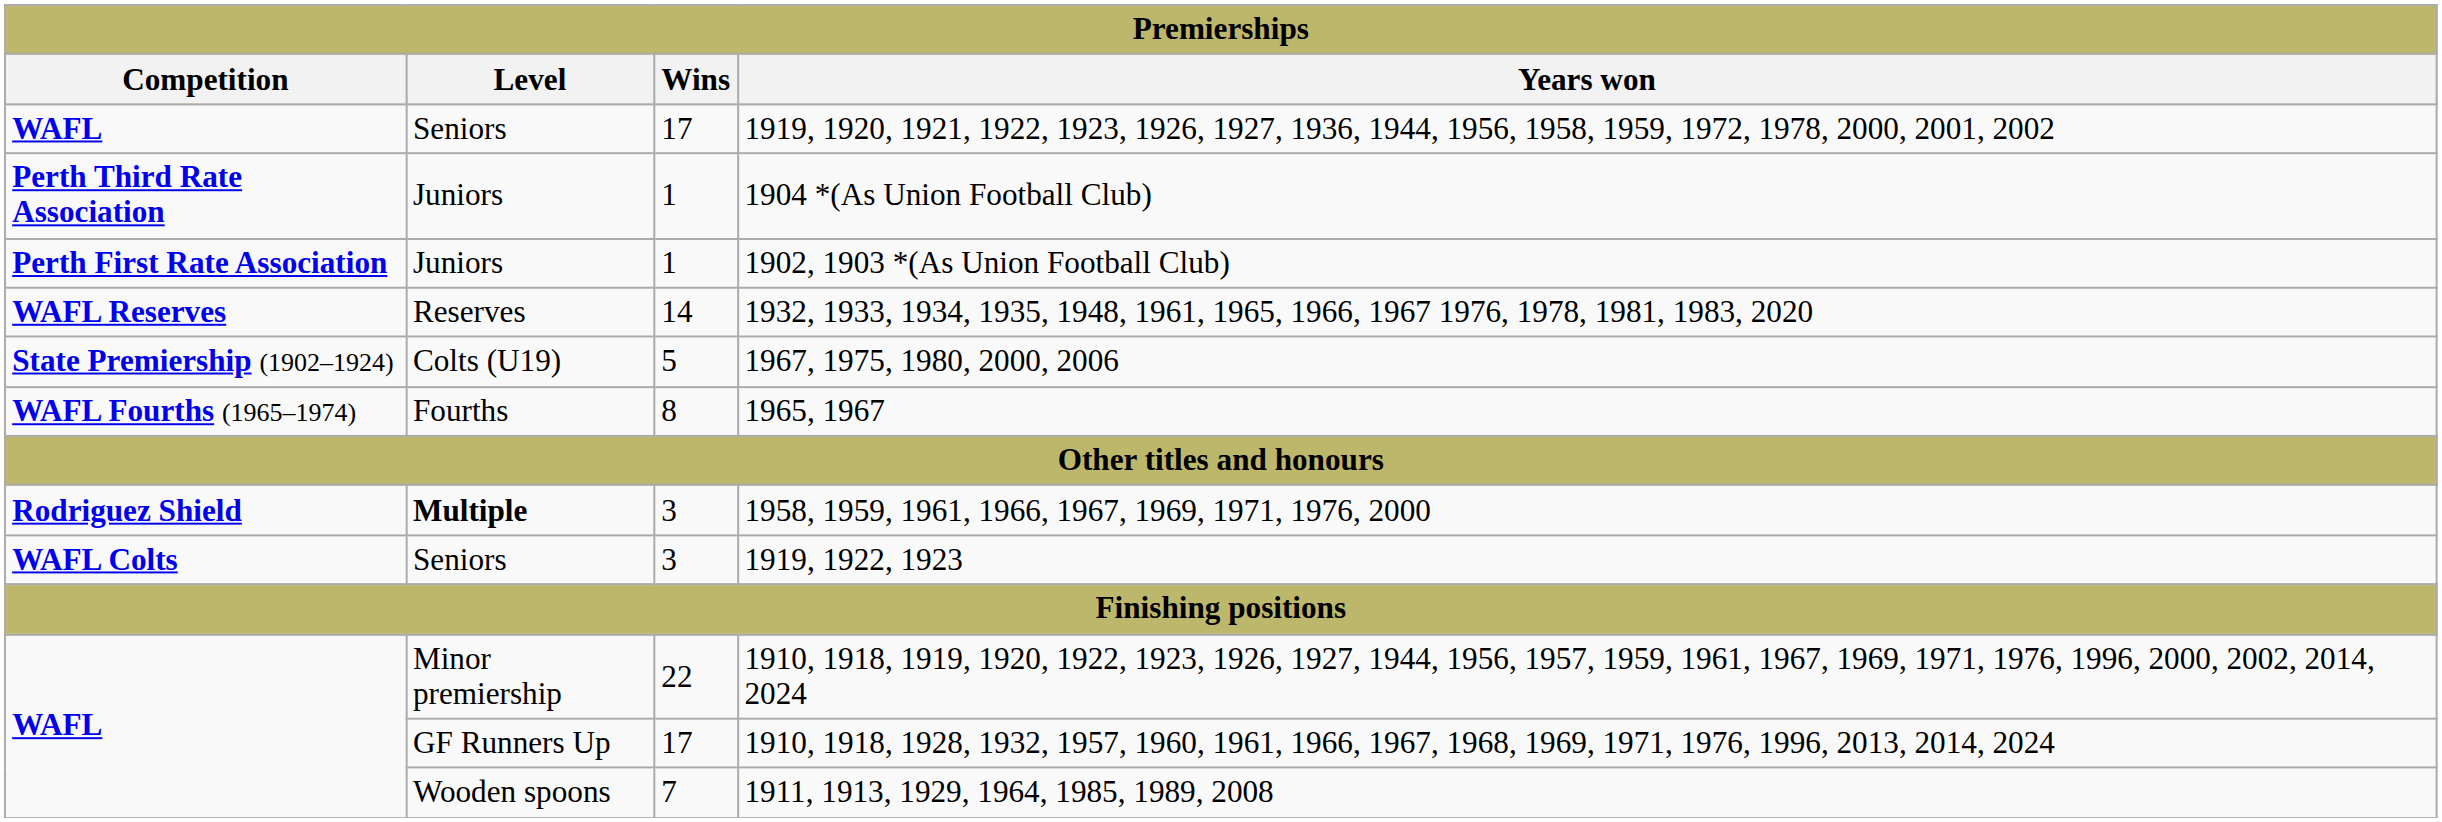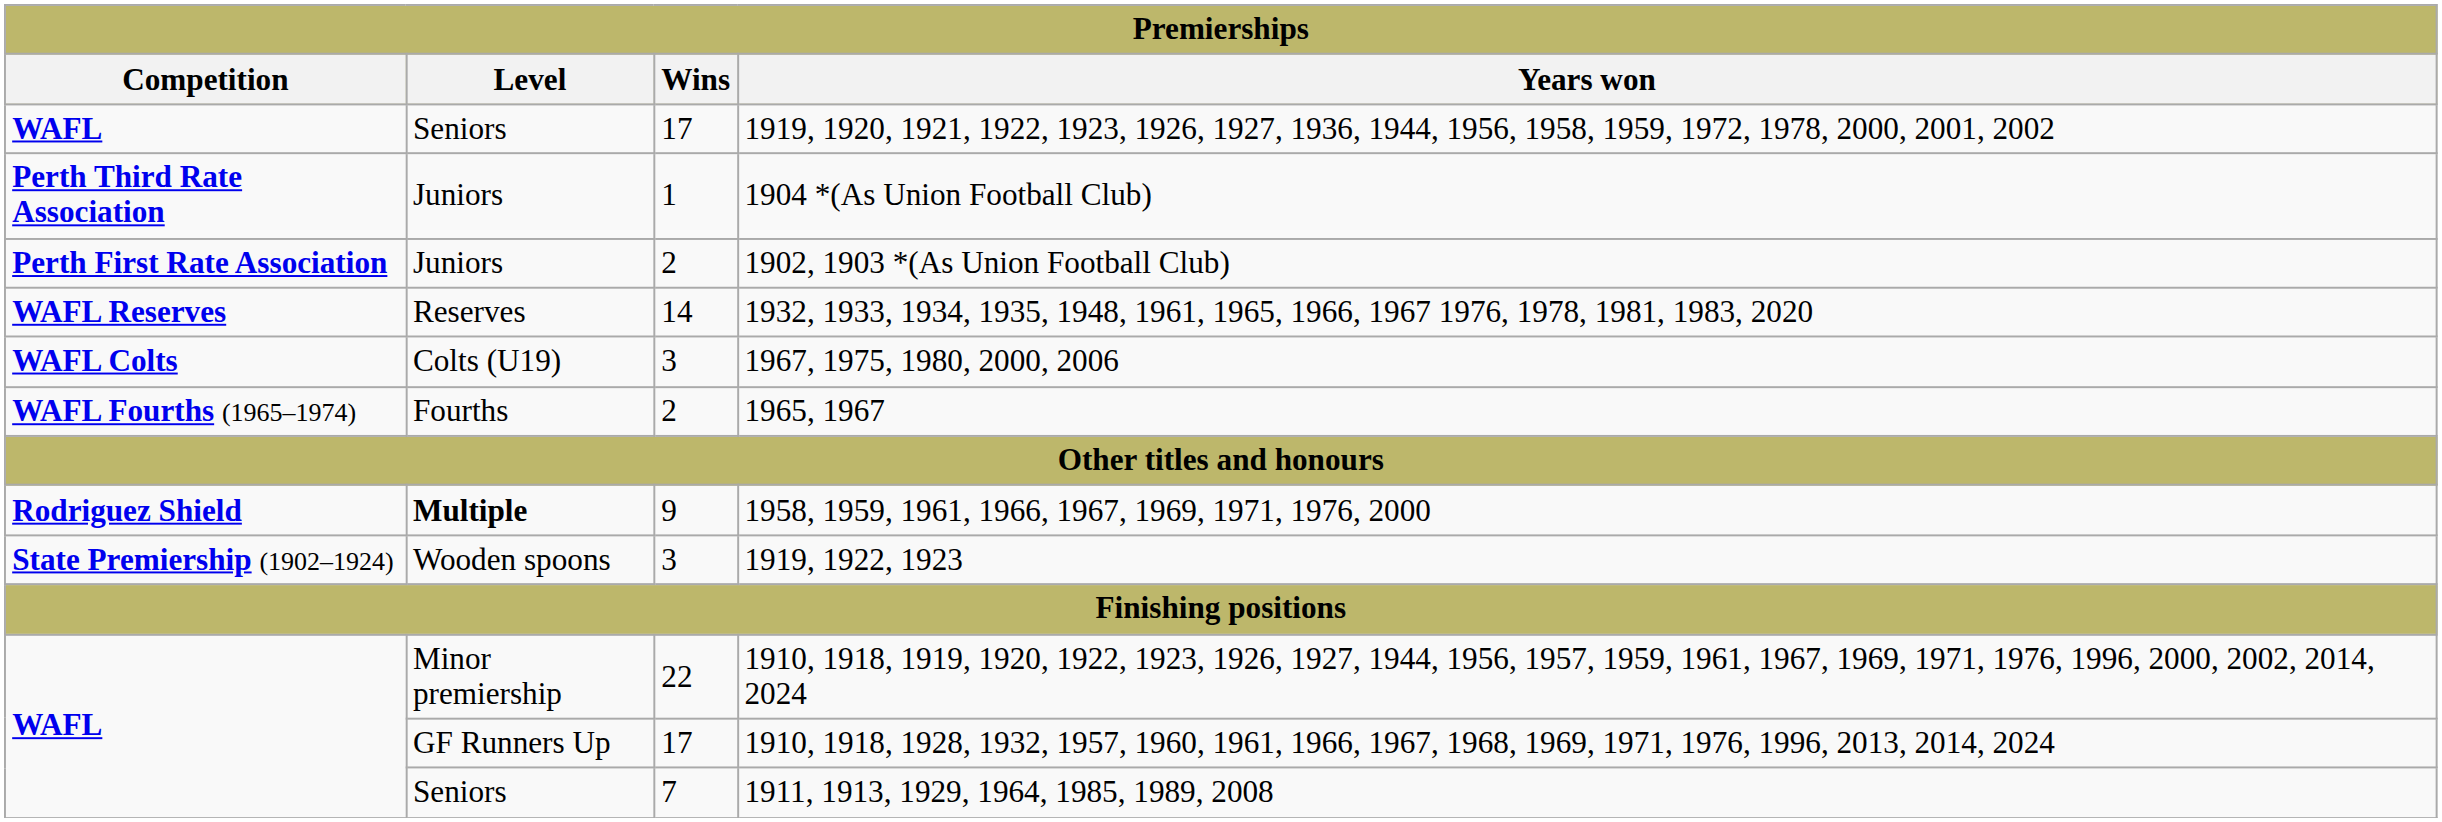(669, 262) 1 -> (669, 262) 2
(203, 361) State Premiership (1902–1924) -> (95, 361) WAFL Colts
(669, 361) 5 -> (669, 361) 3
(669, 410) 8 -> (669, 410) 2
(669, 509) 3 -> (669, 509) 9
(95, 559) WAFL Colts -> (203, 559) State Premiership (1902–1924)
(460, 559) Seniors -> (512, 559) Wooden spoons
(512, 792) Wooden spoons -> (460, 792) Seniors
